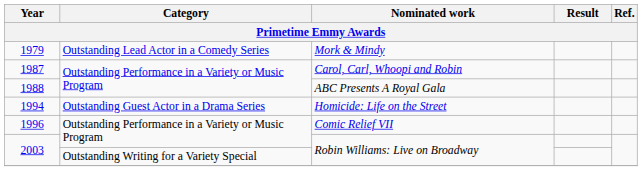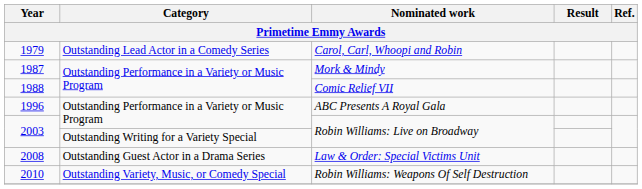(350, 50) Mork & Mindy -> (388, 50) Carol, Carl, Whoopi and Robin
(388, 69) Carol, Carl, Whoopi and Robin -> (350, 69) Mork & Mindy
(380, 87) ABC Presents A Royal Gala -> (354, 87) Comic Relief VII
- row: (32, 106)
(354, 124) Comic Relief VII -> (380, 106) ABC Presents A Royal Gala
+ row: (32, 156)
+ row: (32, 175)
